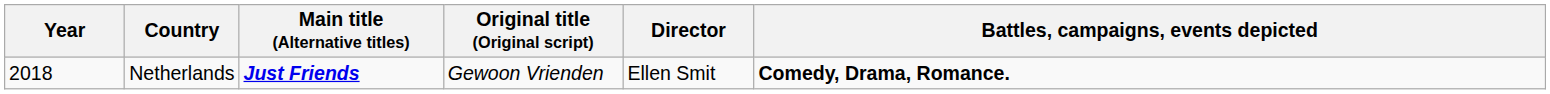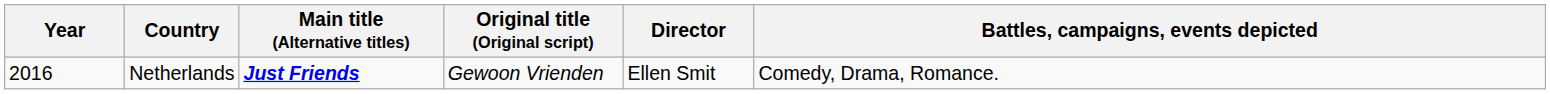(31, 72) 2018 -> (31, 72) 2016
(884, 72) bold -> (879, 72) normal
